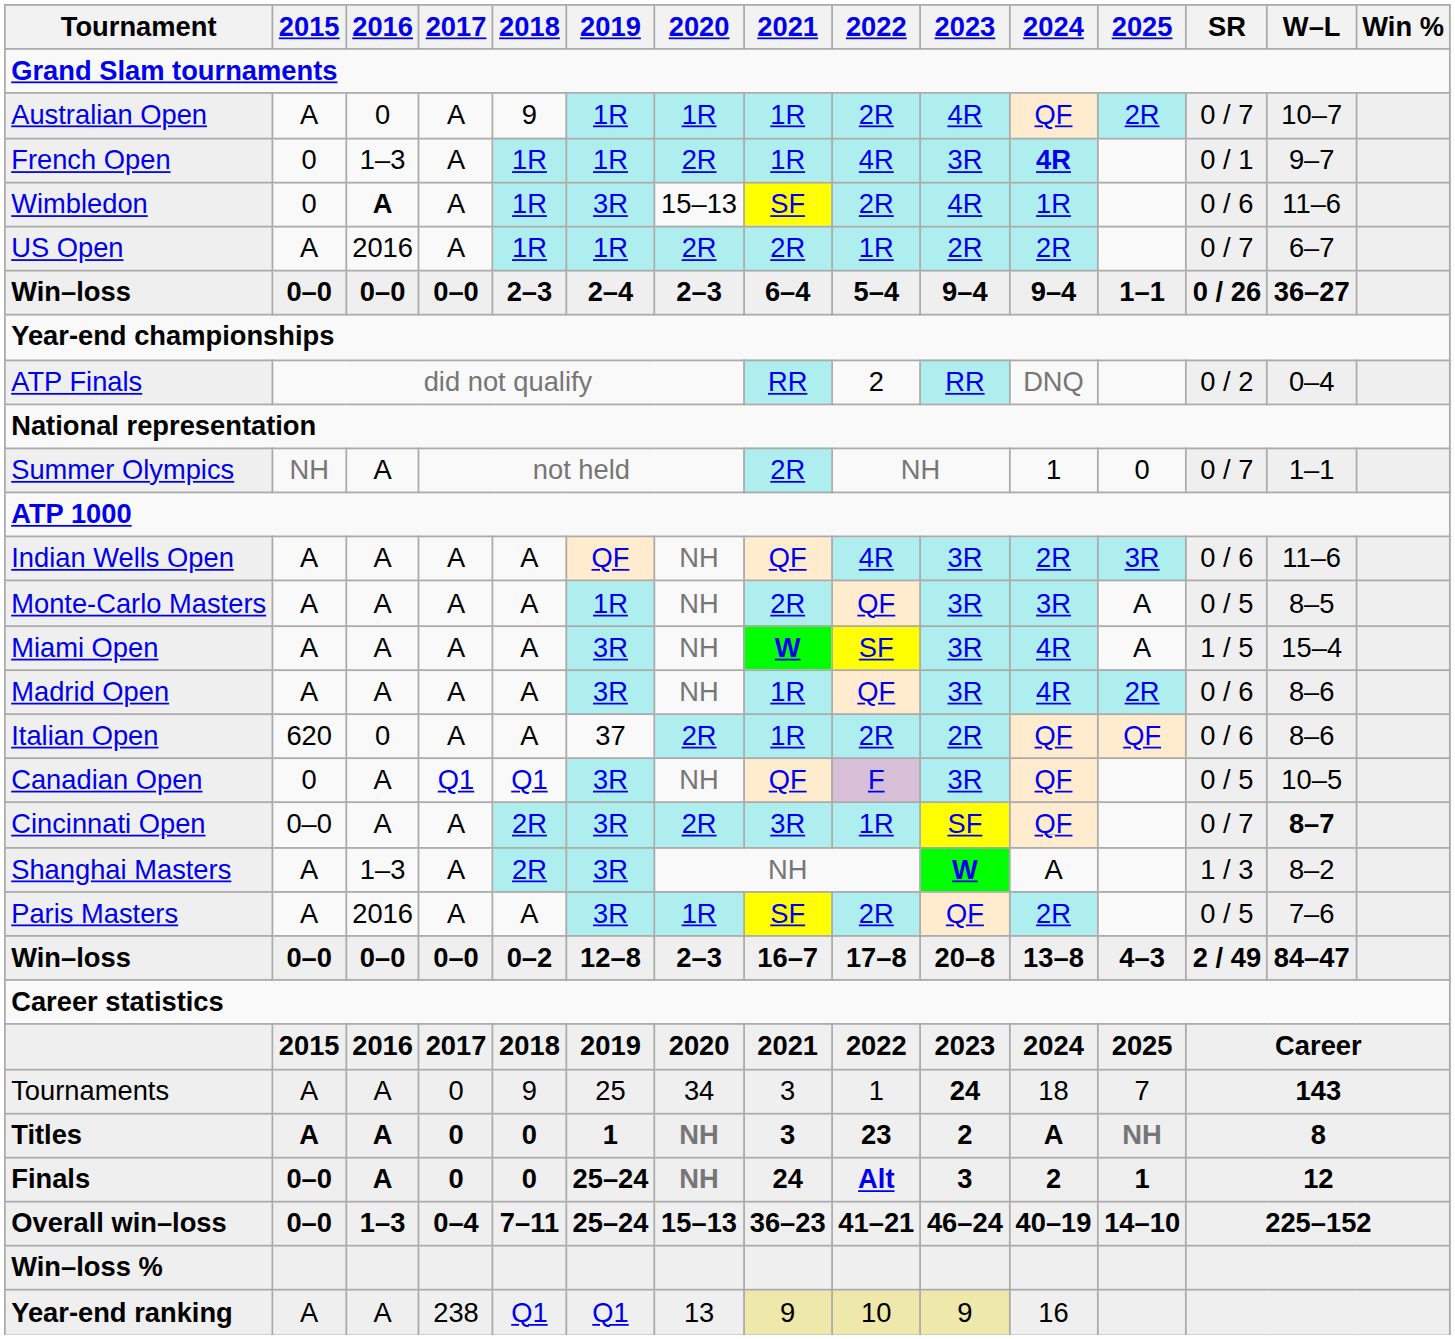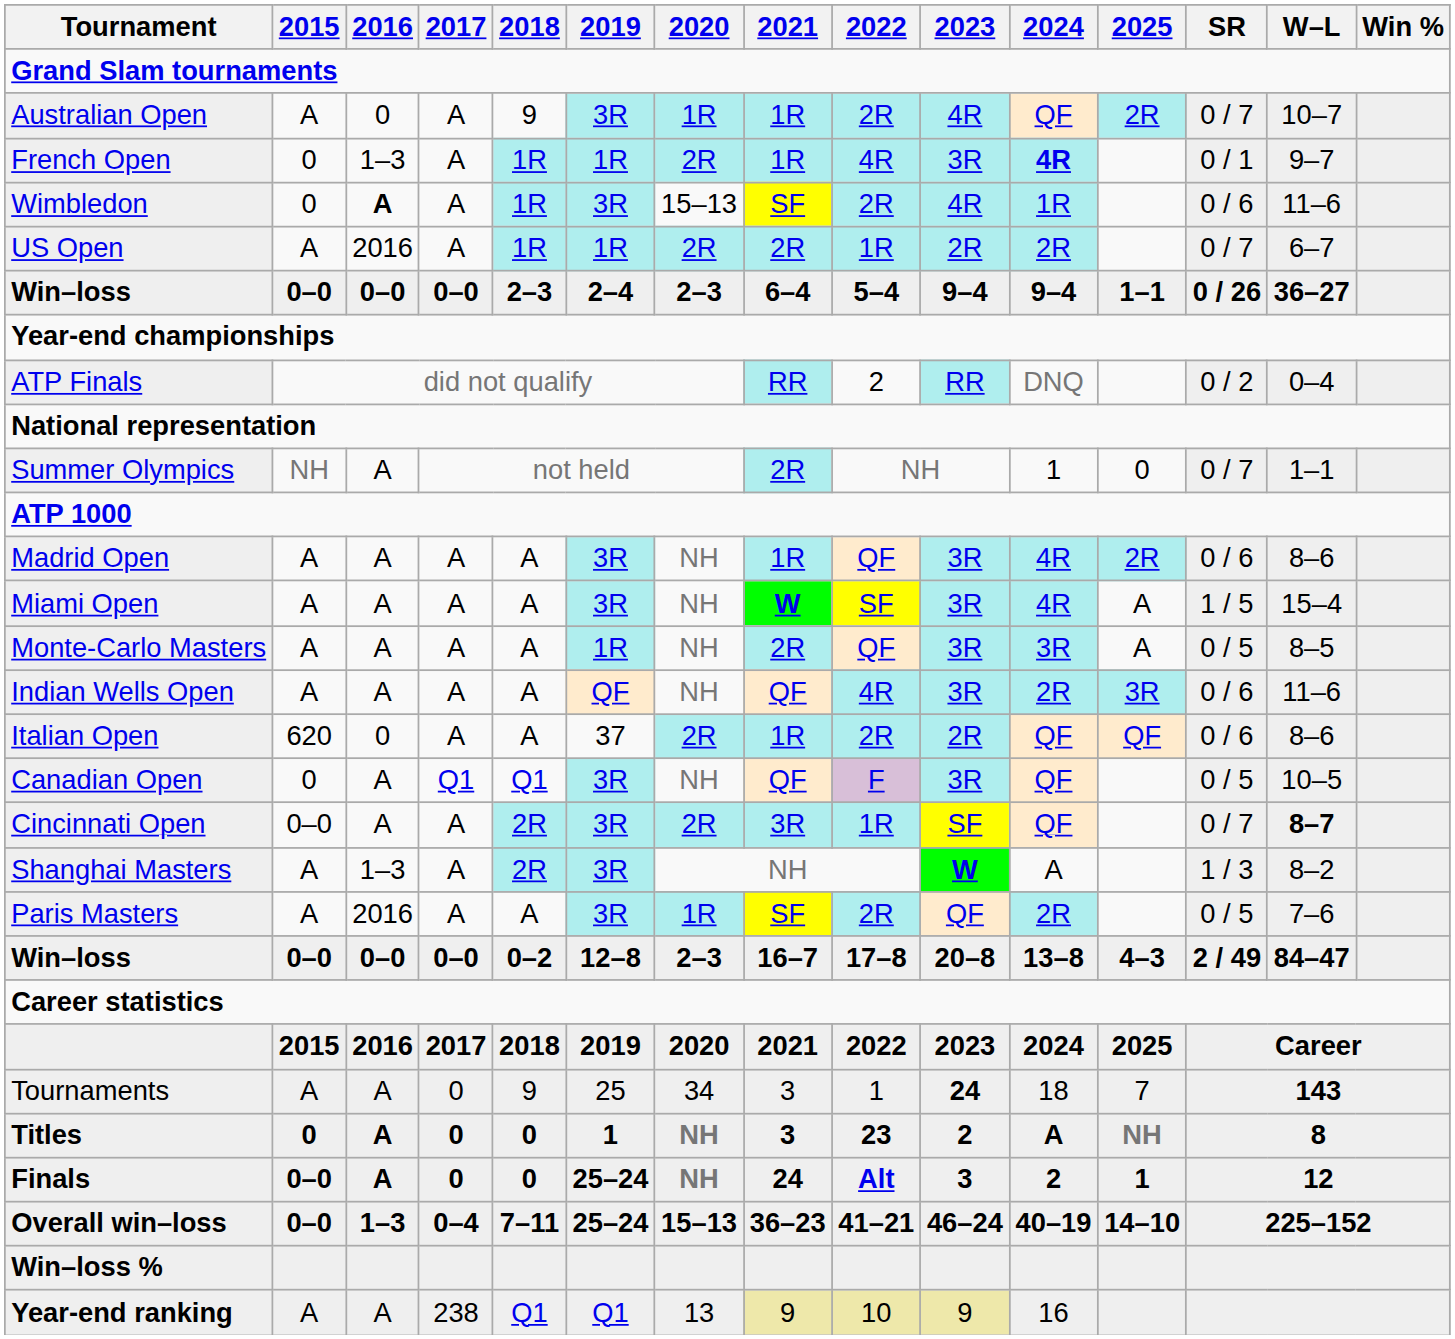(610, 114) 1R -> (610, 114) 3R
rows swapped: (123, 558) <-> (90, 691)
rows swapped: (85, 646) <-> (139, 602)
(309, 1134) A -> (309, 1134) 0
